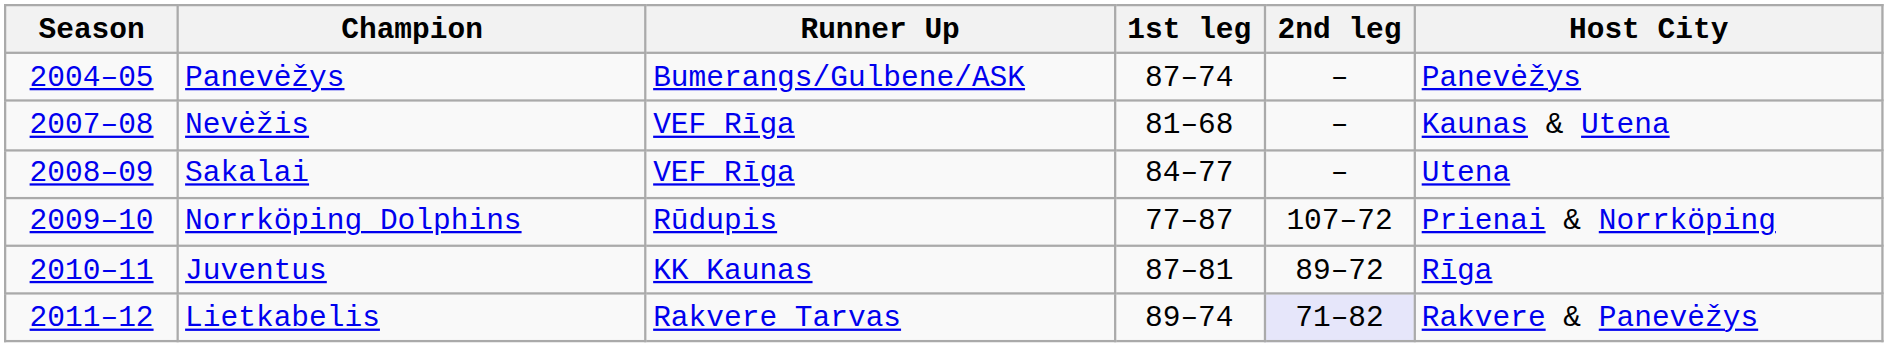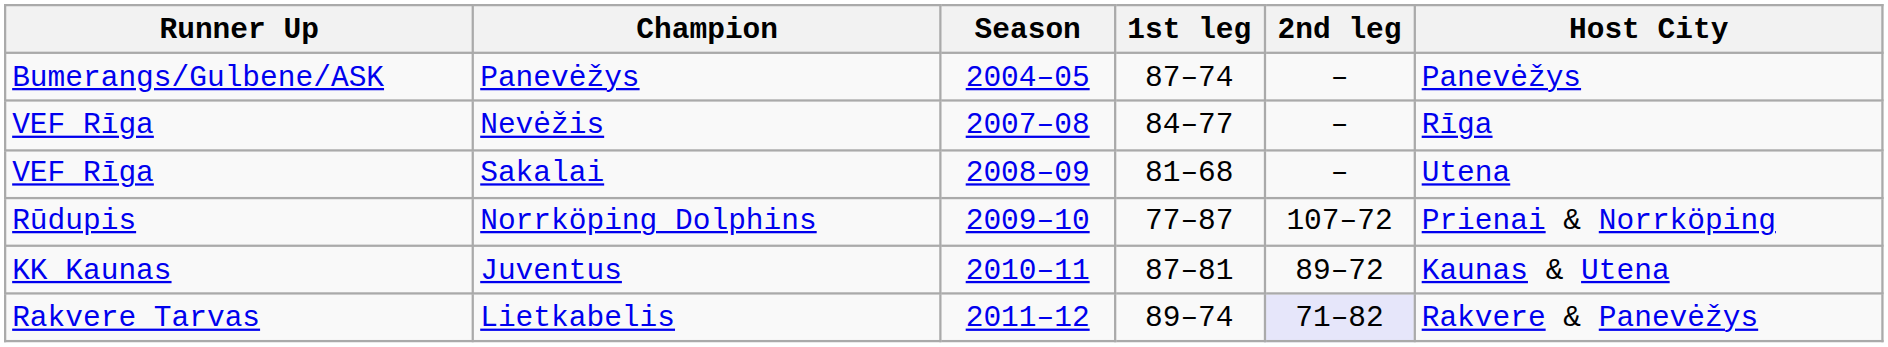columns swapped: (92, 29) <-> (880, 29)
(1189, 125) 81–68 -> (1189, 125) 84–77
(1546, 125) Kaunas & Utena -> (1457, 125) Rīga
(1189, 173) 84–77 -> (1189, 173) 81–68
(1457, 270) Rīga -> (1546, 270) Kaunas & Utena
